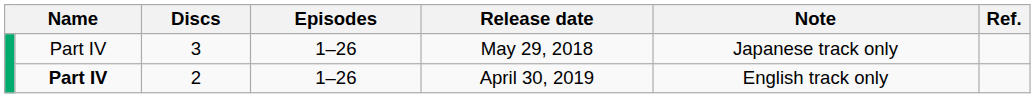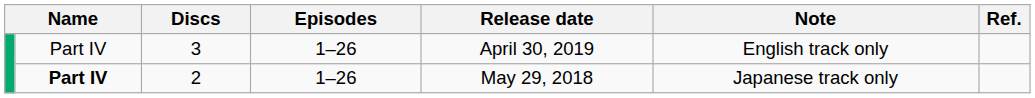(537, 48) May 29, 2018 -> (537, 48) April 30, 2019
(815, 48) Japanese track only -> (815, 48) English track only
(537, 78) April 30, 2019 -> (537, 78) May 29, 2018
(815, 78) English track only -> (815, 78) Japanese track only
